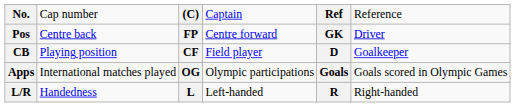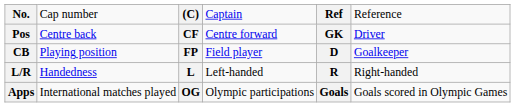(191, 34) FP -> (191, 34) CF
(191, 53) CF -> (191, 53) FP
rows swapped: (21, 92) <-> (21, 73)
